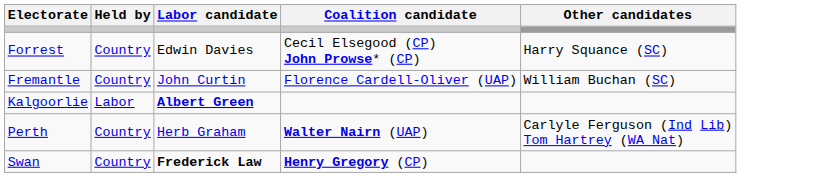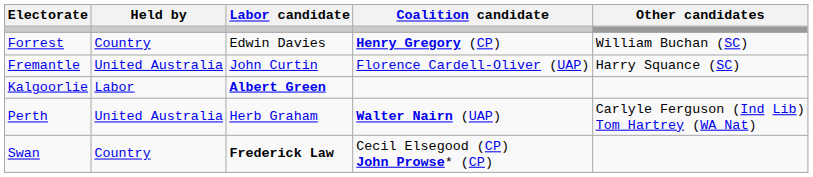(360, 51) Cecil Elsegood (CP) John Prowse* (CP) -> (429, 44) Henry Gregory (CP)
(596, 51) Harry Squance (SC) -> (672, 44) William Buchan (SC)
(123, 81) Country -> (159, 65) United Australia
(600, 81) William Buchan (SC) -> (668, 65) Harry Squance (SC)
(123, 132) Country -> (159, 117) United Australia
(356, 162) Henry Gregory (CP) -> (433, 154) Cecil Elsegood (CP) John Prowse* (CP)
